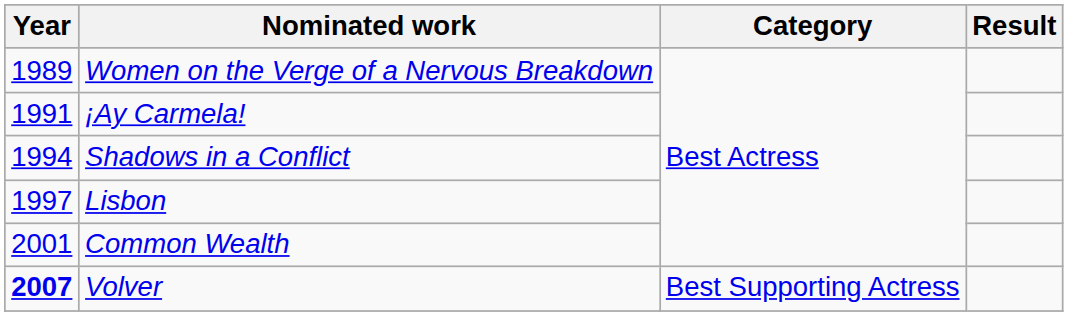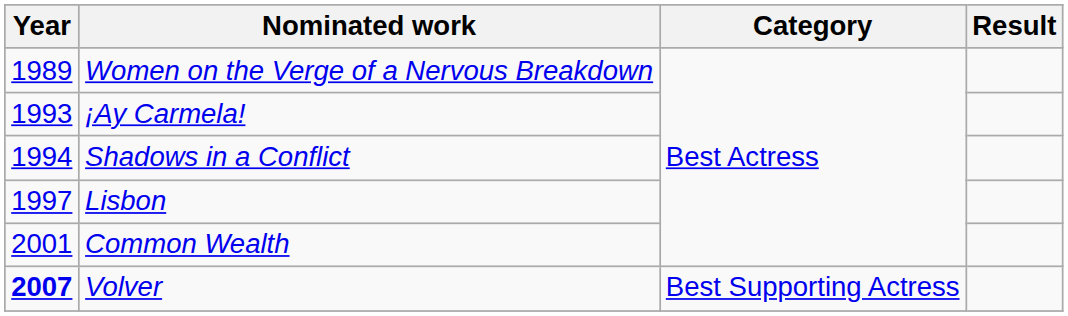(42, 113) 1991 -> (42, 113) 1993
